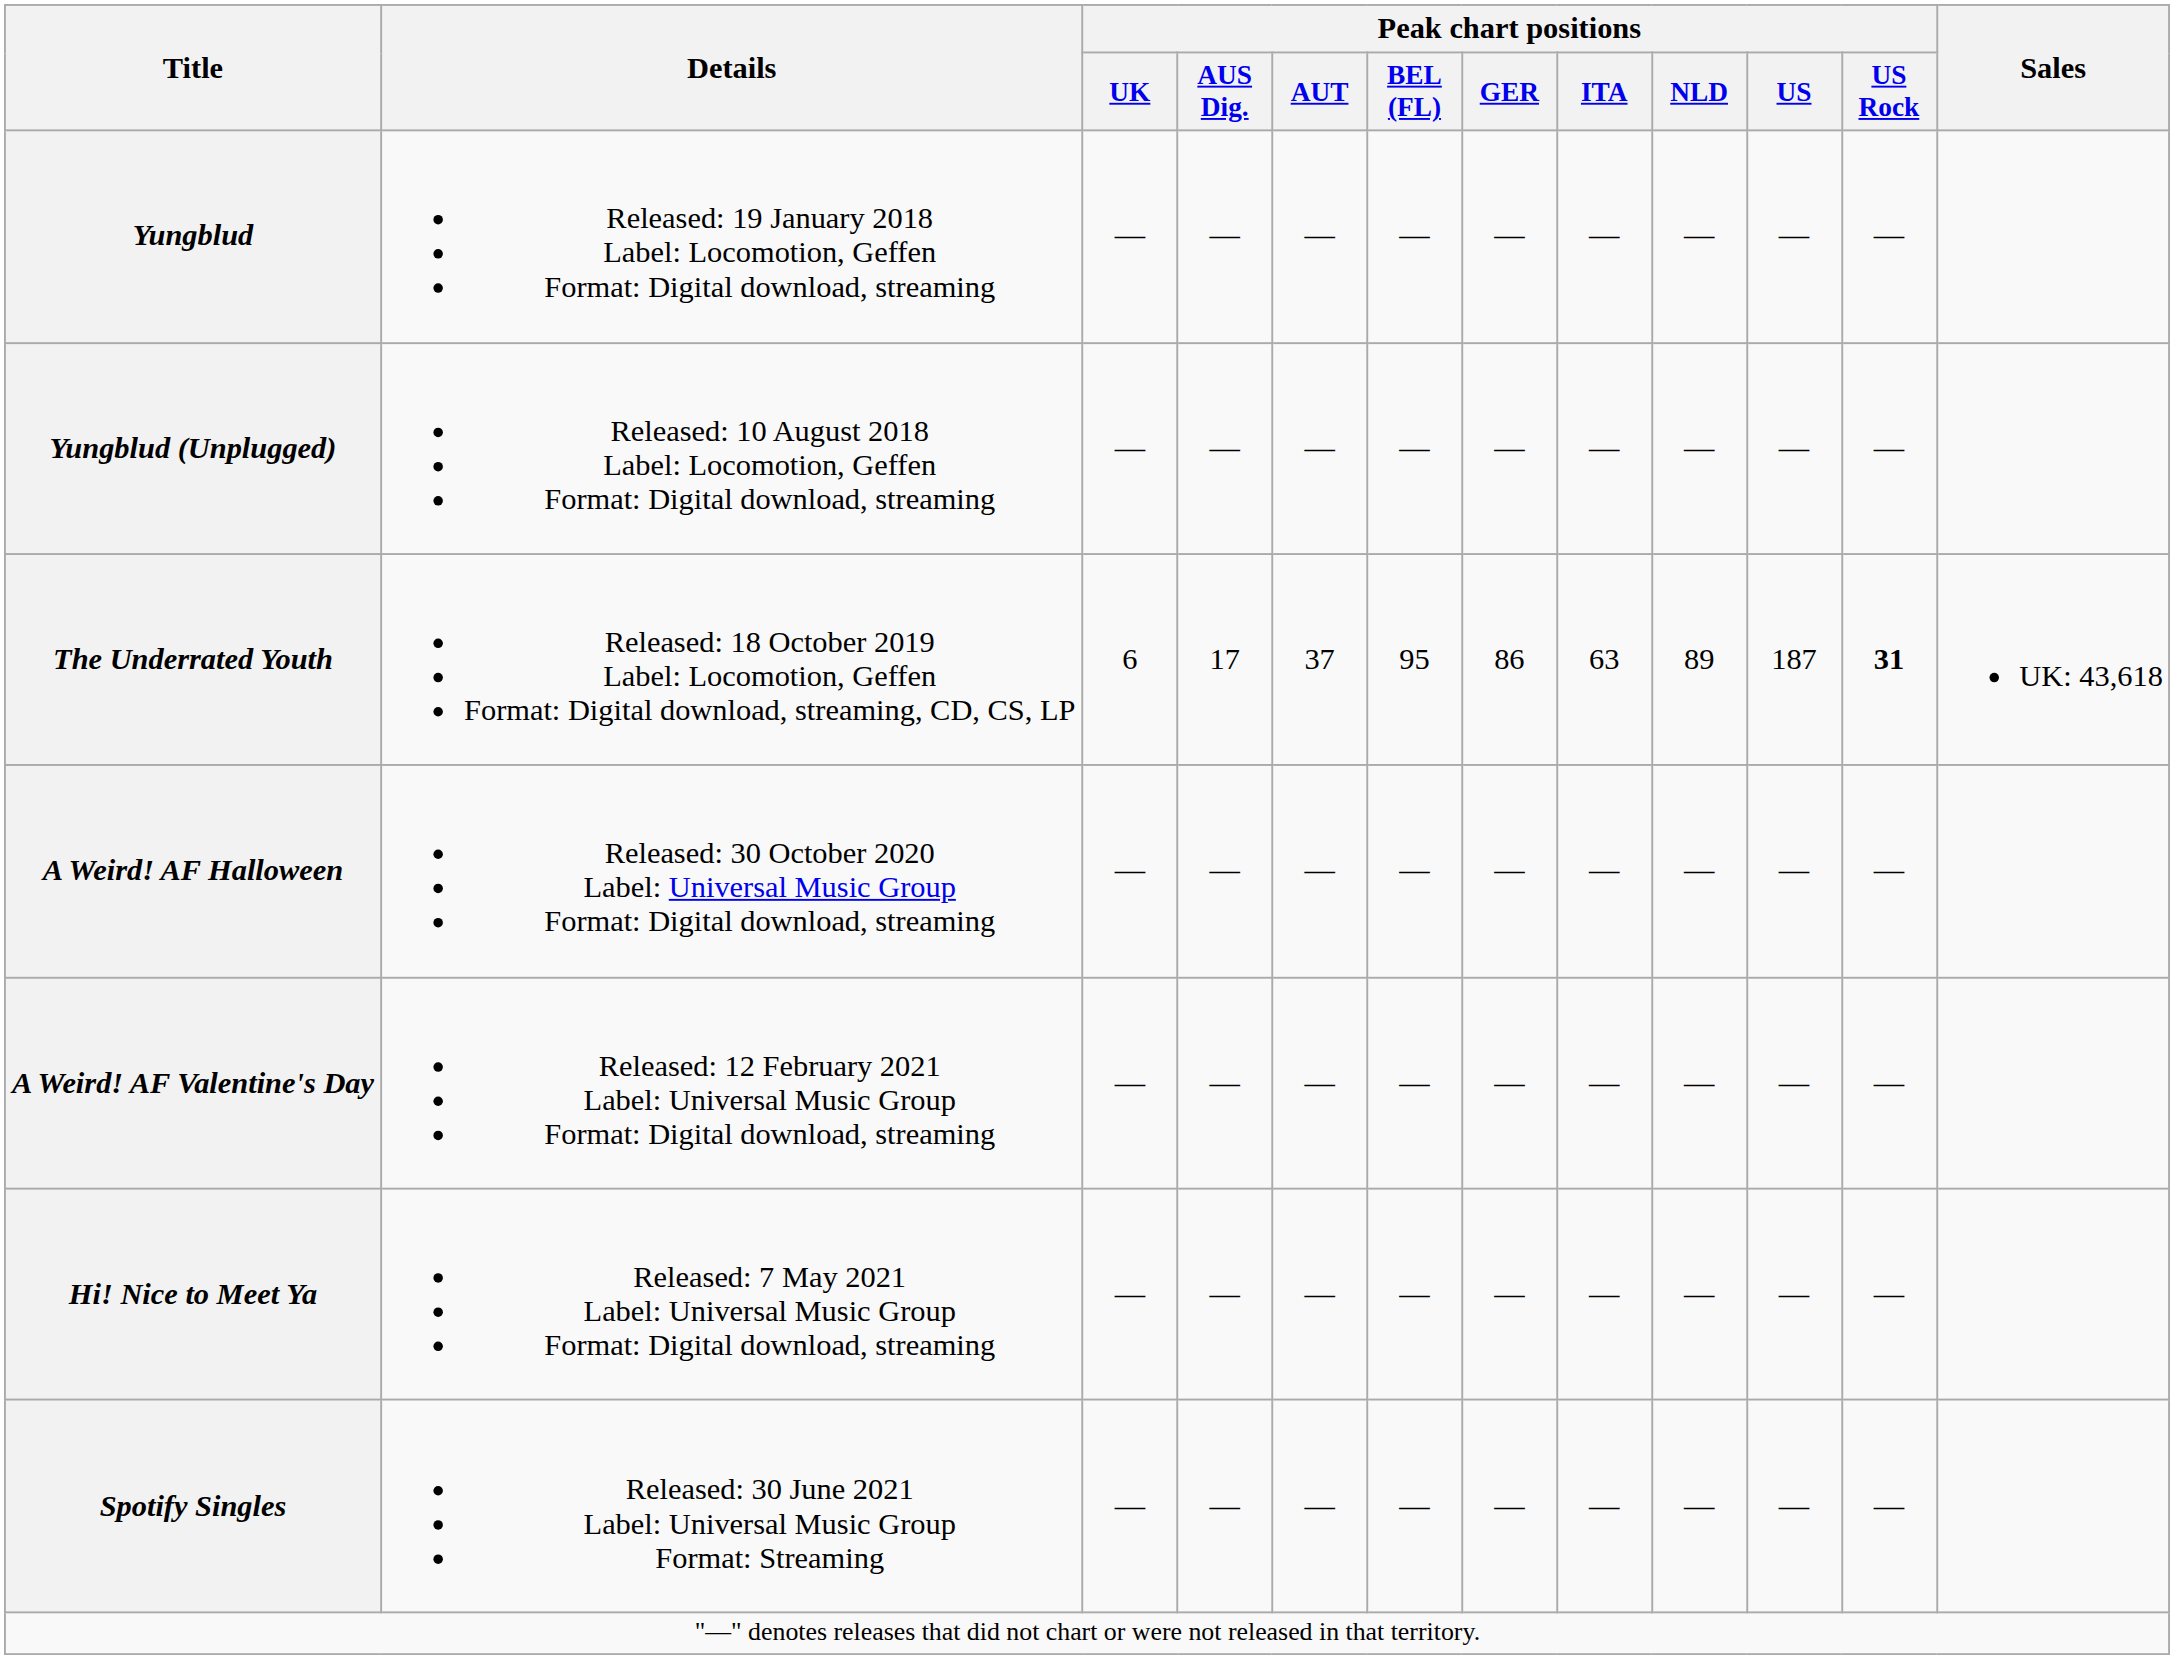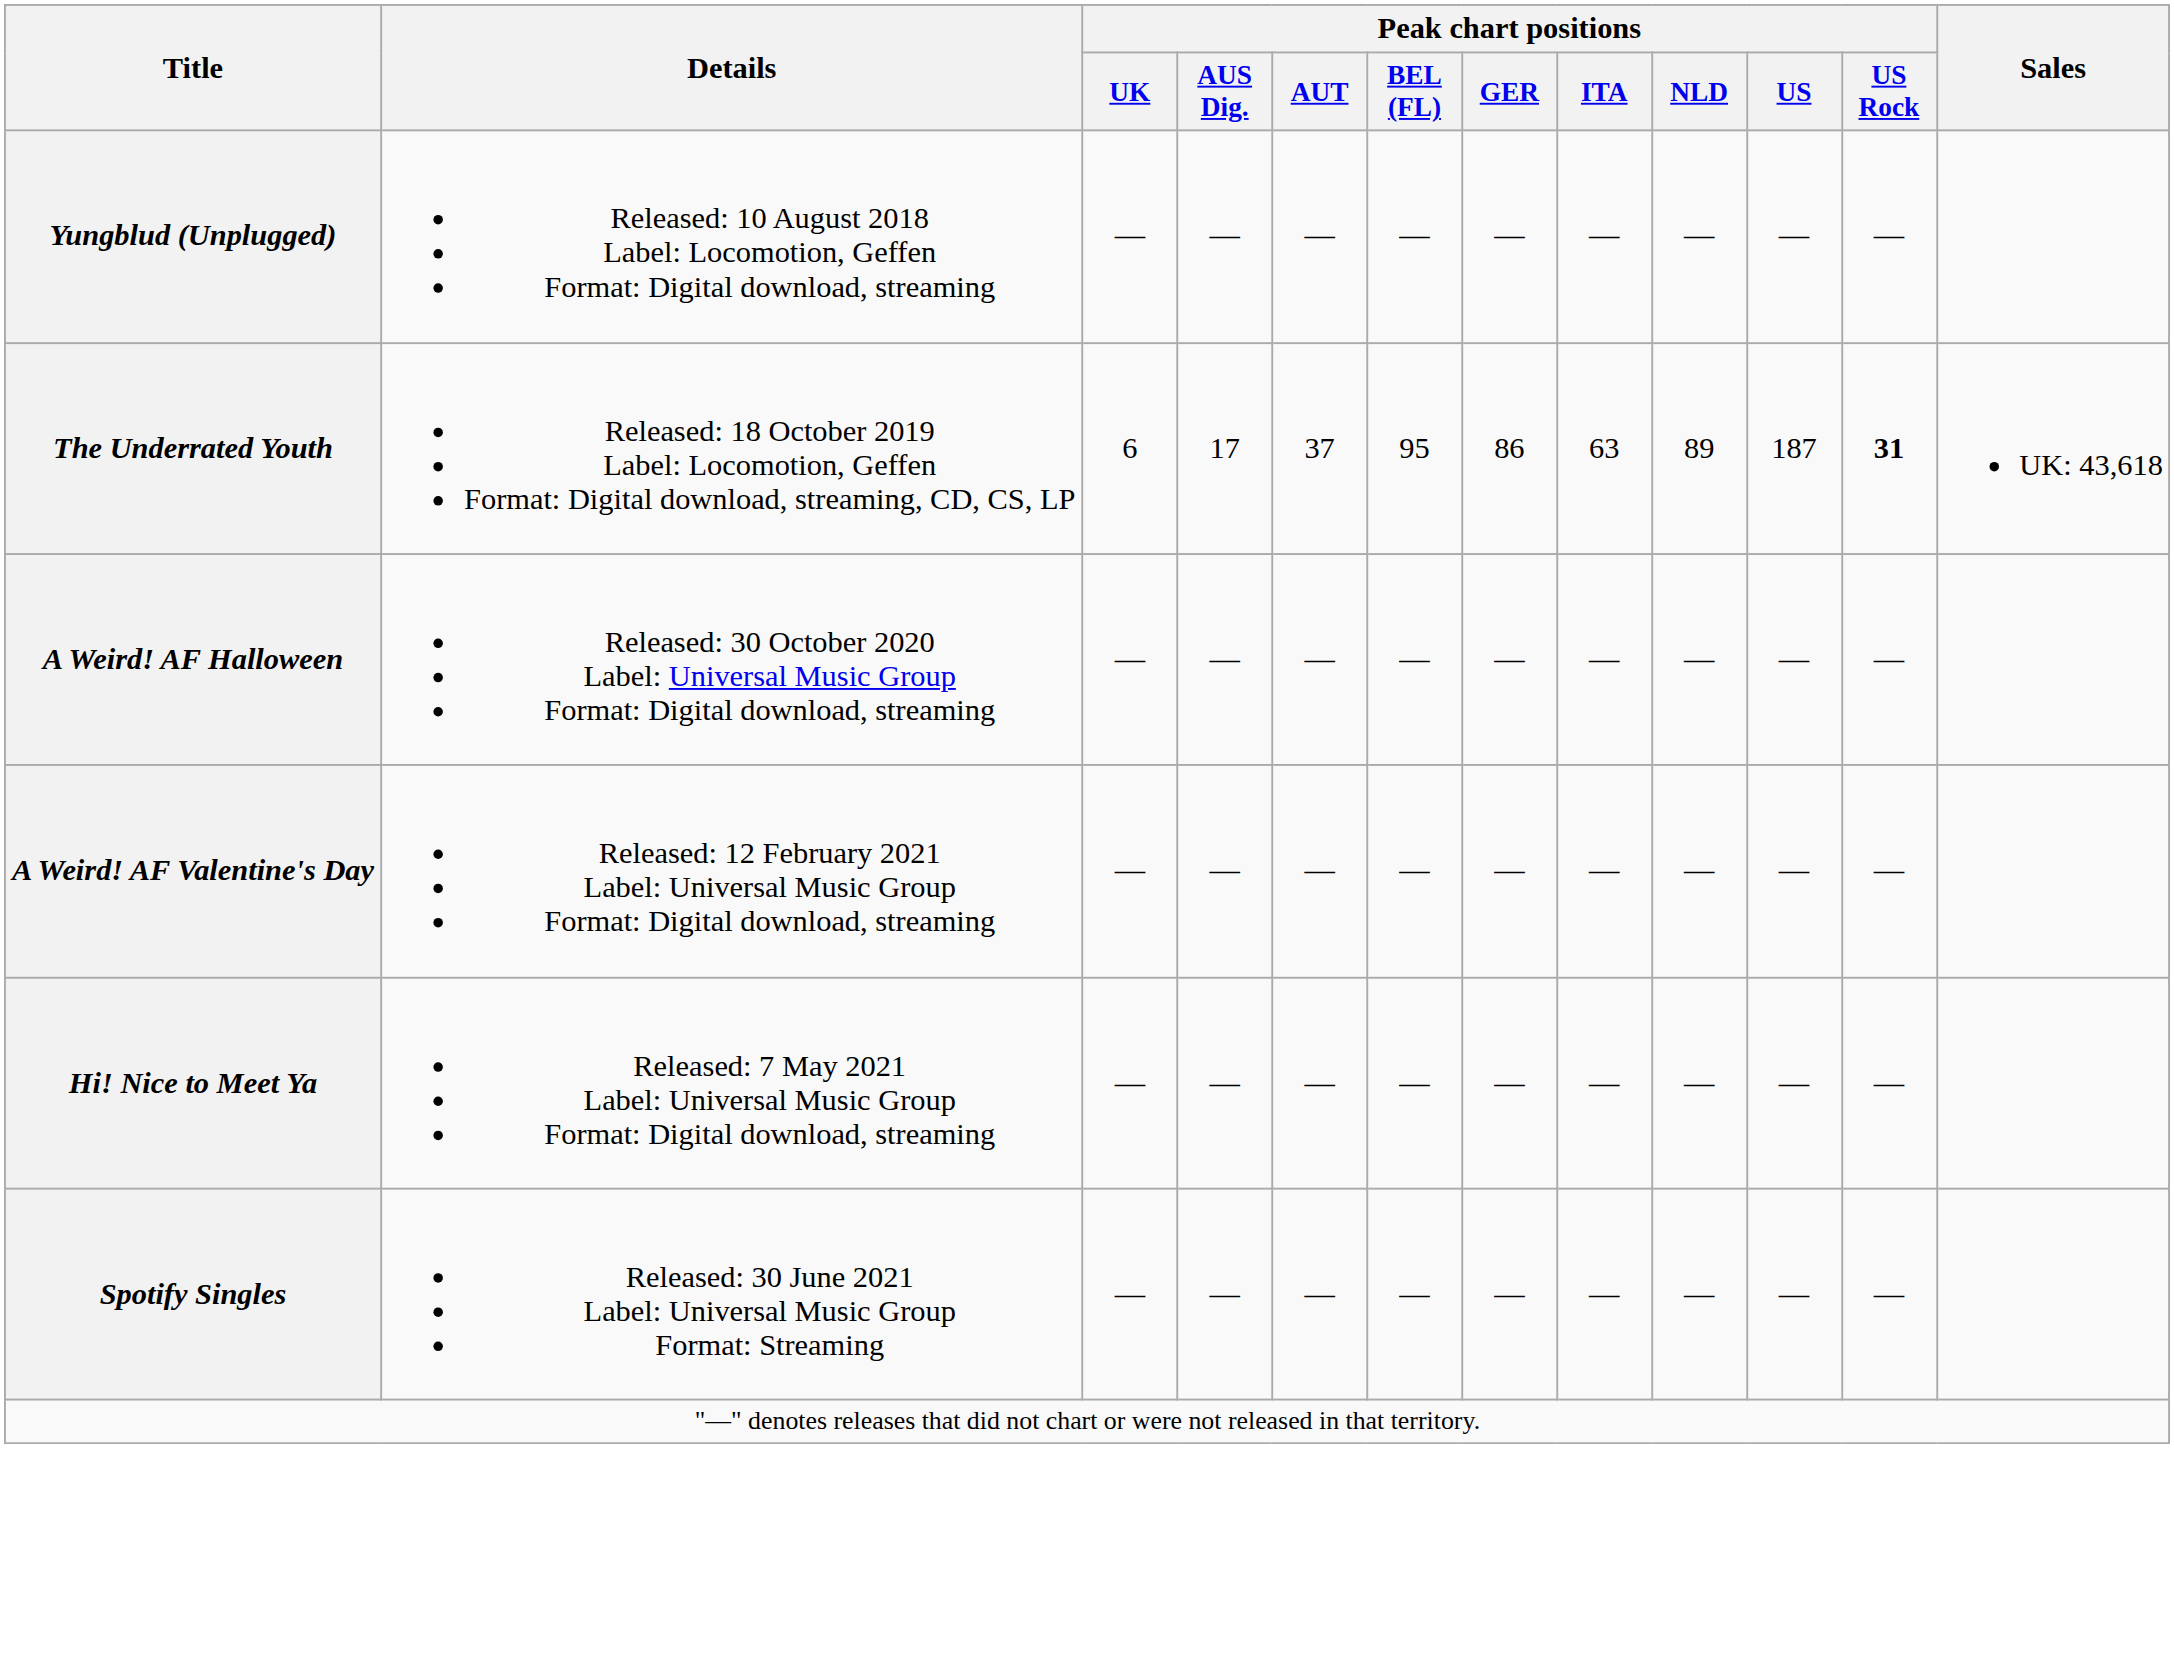- row: (193, 235)
